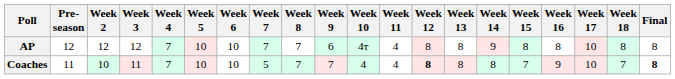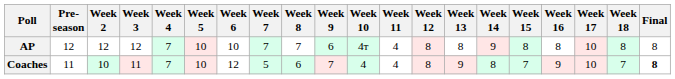(233, 65) 10 -> (233, 65) 12
(298, 65) 7 -> (298, 65) 6
(428, 65) bold -> (428, 65) normal
(461, 65) 8 -> (461, 65) 9
